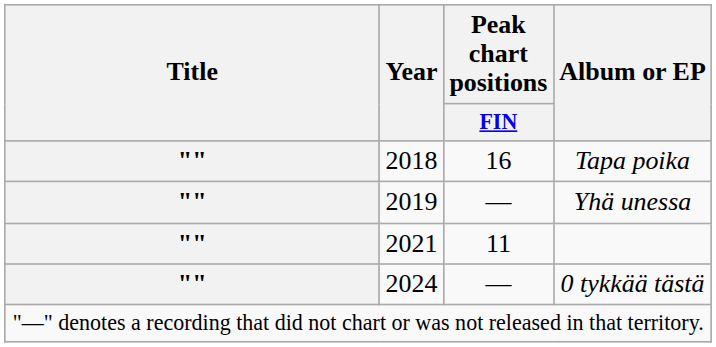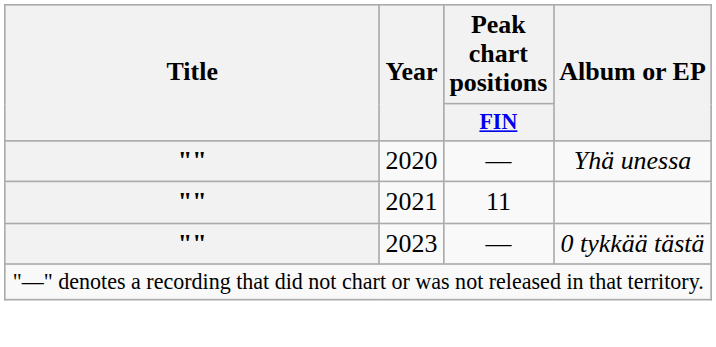- row: (633, 160)
(412, 201) 2019 -> (412, 160) 2020
(412, 284) 2024 -> (412, 243) 2023
